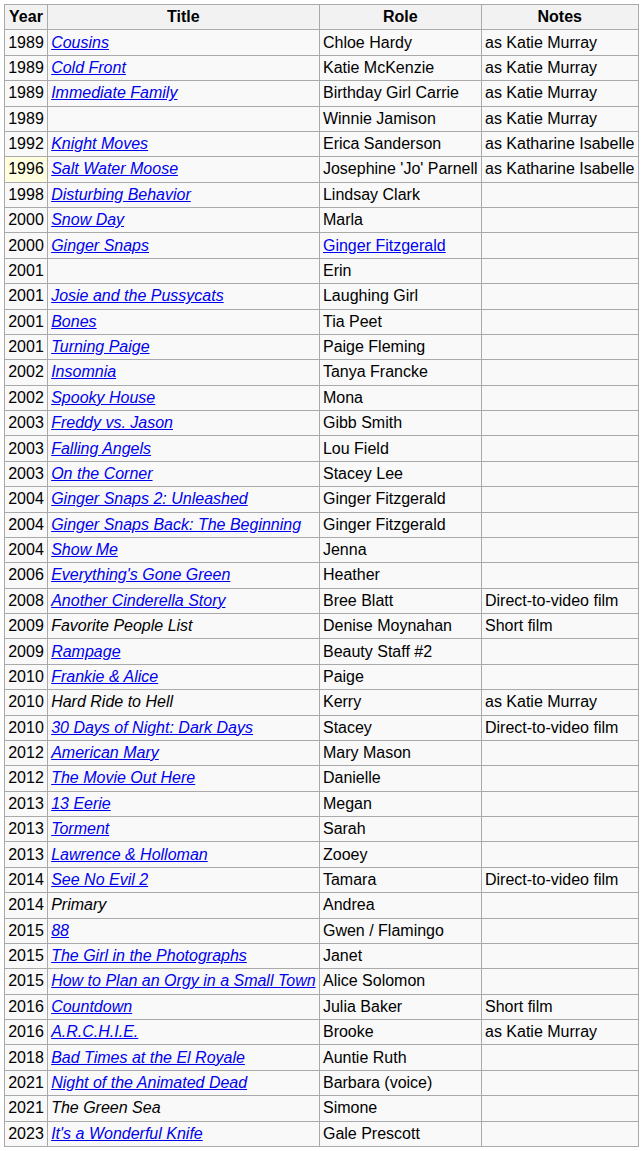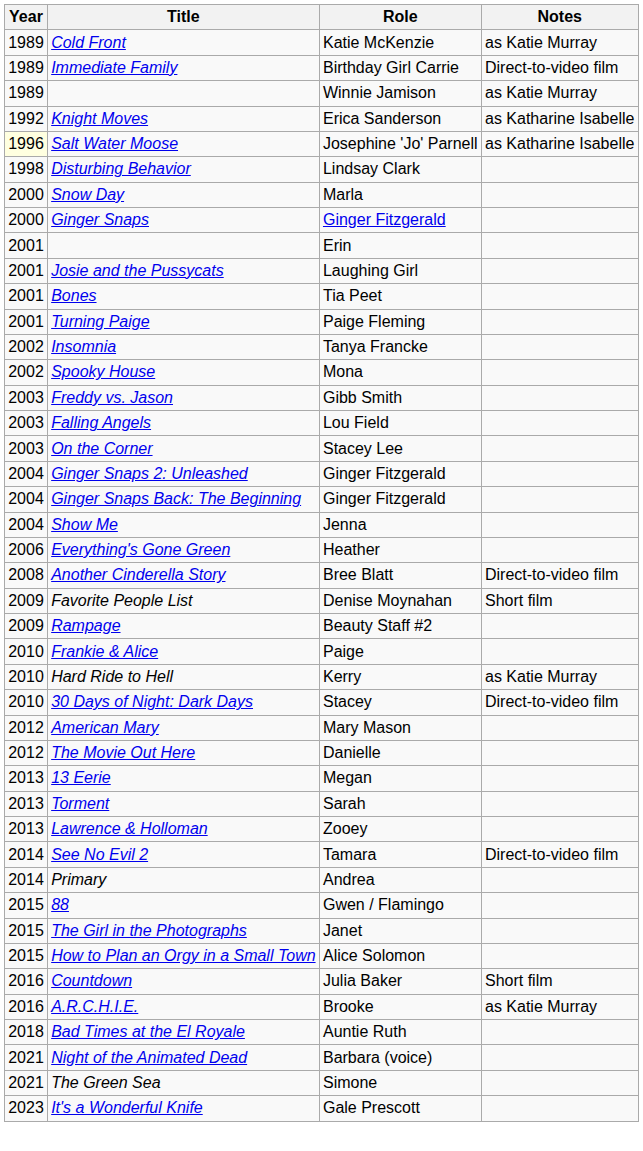- row: (80, 42)
(541, 93) as Katie Murray -> (552, 67) Direct-to-video film
